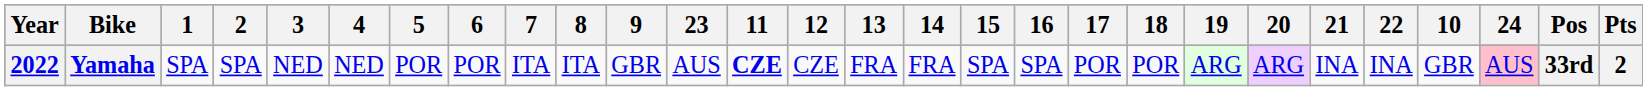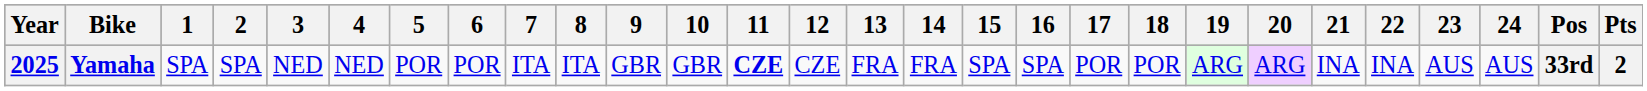columns swapped: (1449, 24) <-> (697, 24)
(35, 64) 2022 -> (35, 64) 2025
(1509, 64) pink background -> (1509, 64) no background
